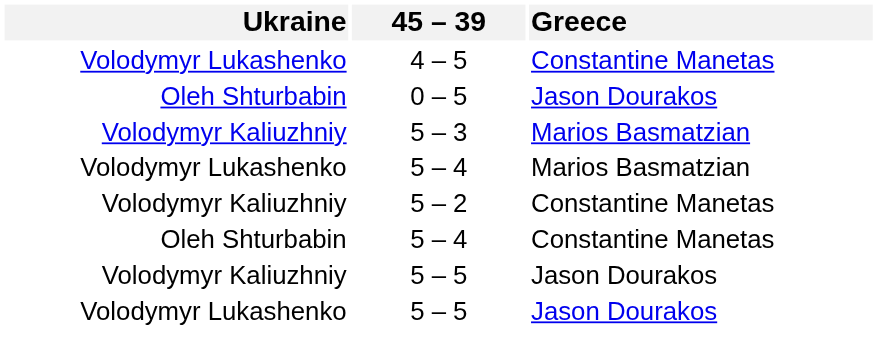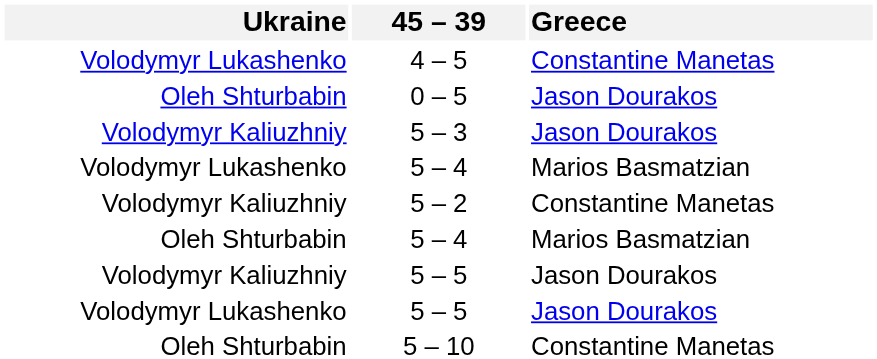(641, 132) Marios Basmatzian -> (624, 132) Jason Dourakos
(653, 239) Constantine Manetas -> (641, 239) Marios Basmatzian
+ row: (254, 346)
